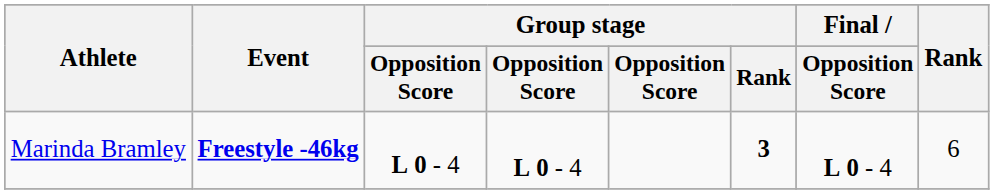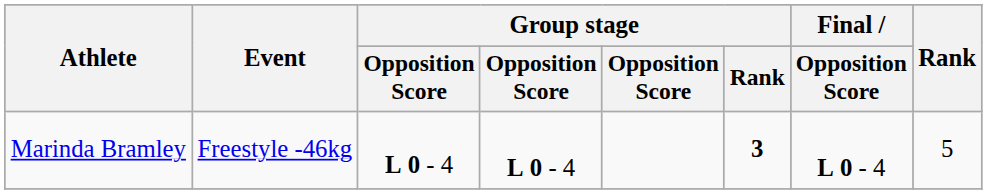(278, 150) bold -> (275, 150) normal
(954, 150) 6 -> (947, 150) 5
